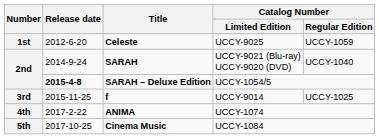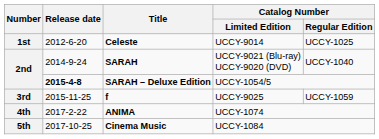(239, 41) UCCY-9025 -> (239, 41) UCCY-9014
(329, 41) UCCY-1059 -> (329, 41) UCCY-1025
(239, 96) UCCY-9014 -> (239, 96) UCCY-9025
(329, 96) UCCY-1025 -> (329, 96) UCCY-1059
